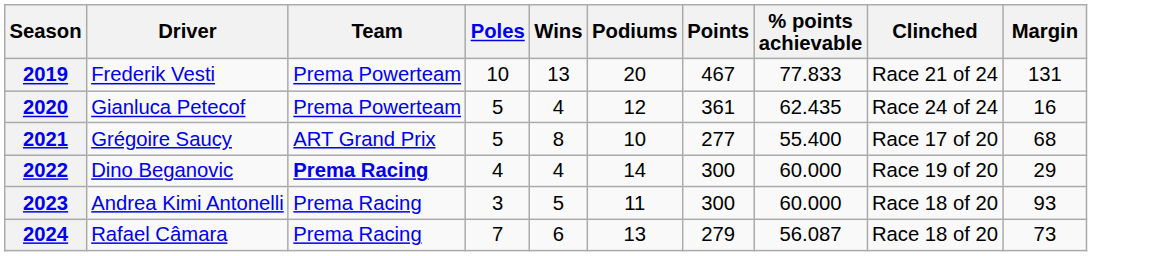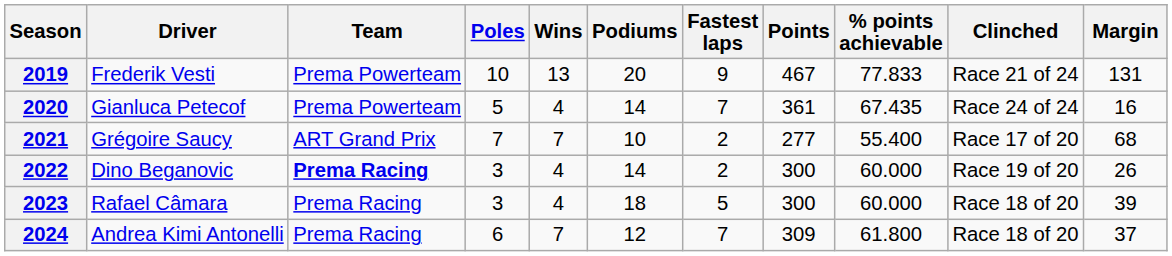+ column: (723, 31)
(635, 107) 12 -> (635, 107) 14
(811, 107) 62.435 -> (891, 107) 67.435
(498, 138) 5 -> (498, 138) 7
(558, 138) 8 -> (558, 138) 7
(498, 170) 4 -> (498, 170) 3
(1045, 170) 29 -> (1125, 170) 26
(187, 202) Andrea Kimi Antonelli -> (159, 202) Rafael Câmara
(558, 202) 5 -> (558, 202) 4
(635, 202) 11 -> (635, 202) 18
(1045, 202) 93 -> (1125, 202) 39
(159, 234) Rafael Câmara -> (187, 234) Andrea Kimi Antonelli
(498, 234) 7 -> (498, 234) 6
(558, 234) 6 -> (558, 234) 7
(635, 234) 13 -> (635, 234) 12
(718, 234) 279 -> (799, 234) 309
(811, 234) 56.087 -> (891, 234) 61.800
(1045, 234) 73 -> (1125, 234) 37
